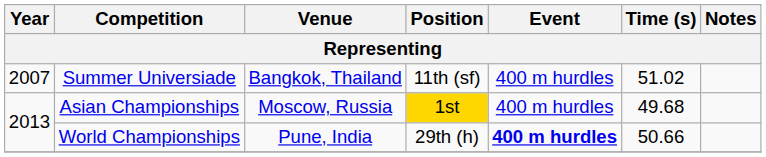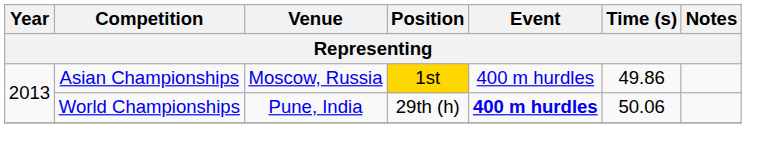- row: (149, 78)
(661, 107) 49.68 -> (642, 78) 49.86
(661, 136) 50.66 -> (642, 107) 50.06
